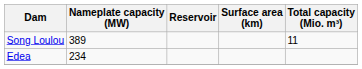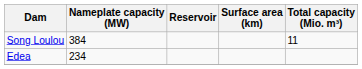(77, 40) 389 -> (77, 40) 384
